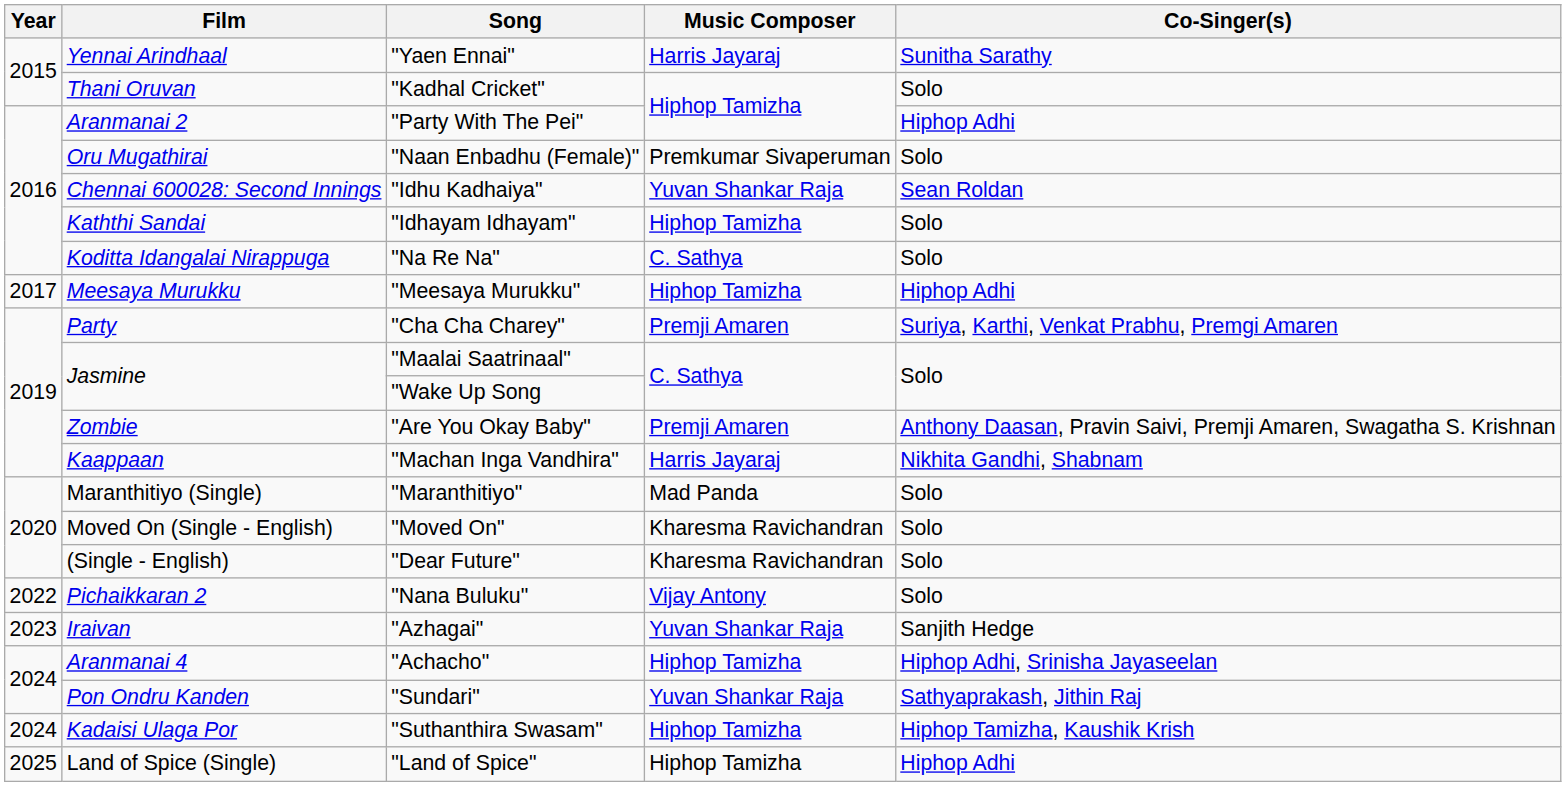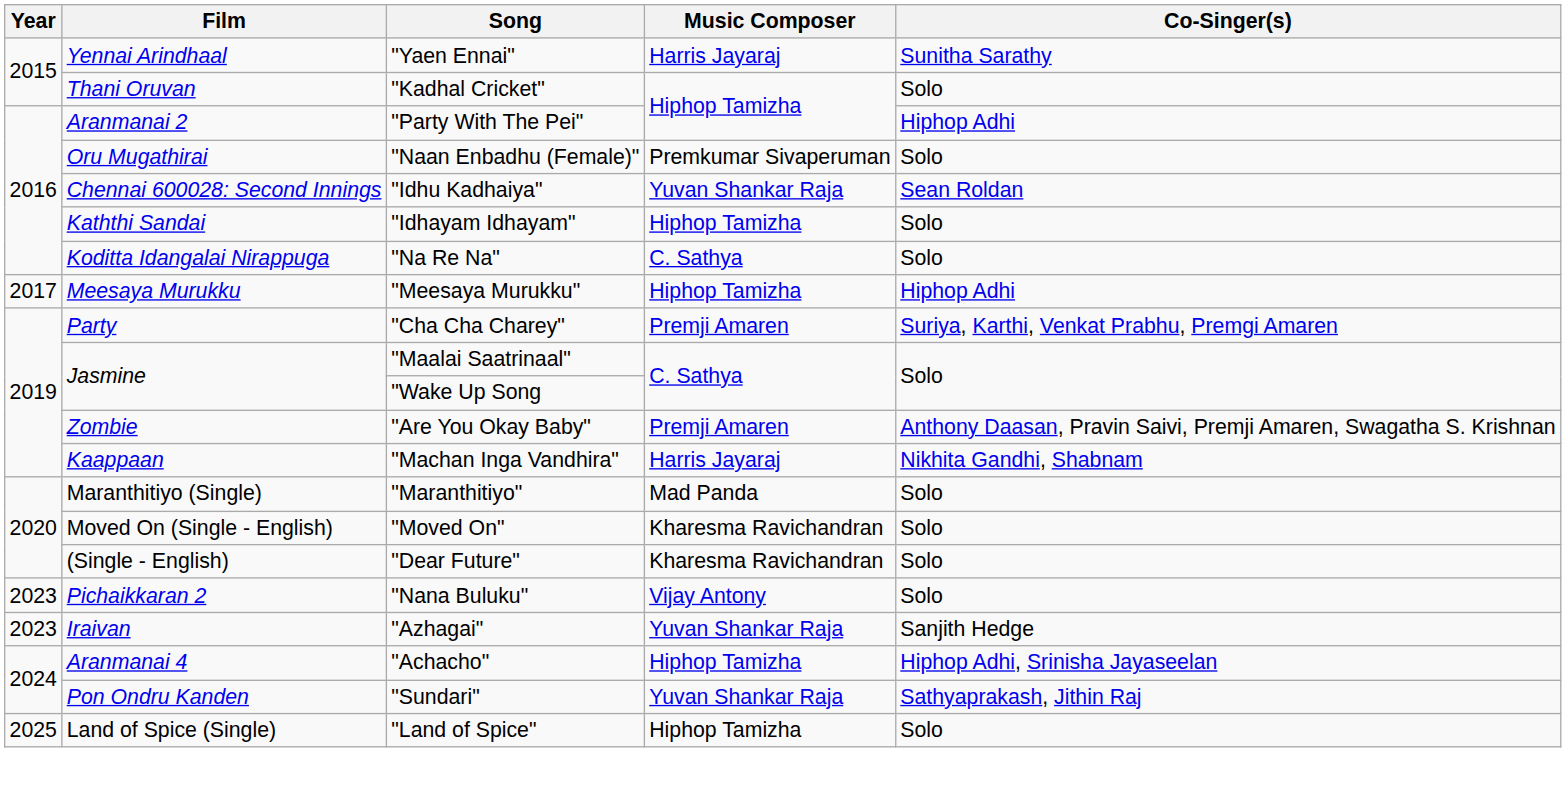(33, 595) 2022 -> (33, 595) 2023
- row: (497, 730)
(958, 763) Hiphop Adhi -> (922, 730) Solo
